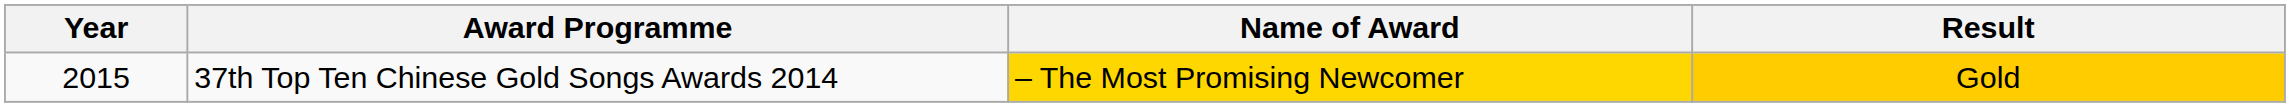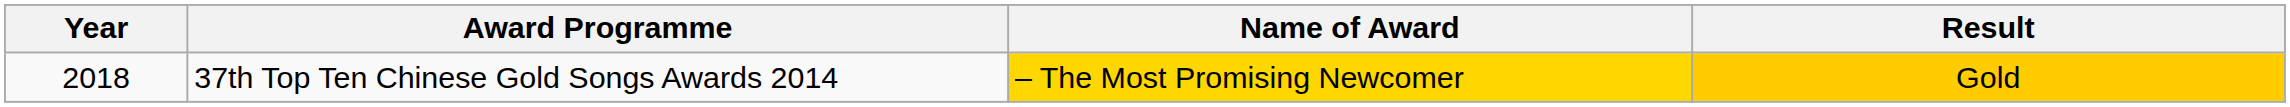(96, 76) 2015 -> (96, 76) 2018
